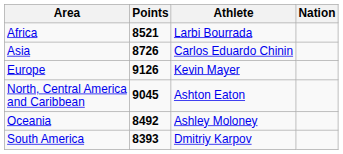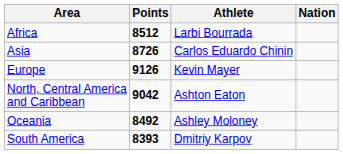(145, 32) 8521 -> (145, 32) 8512
(145, 95) 9045 -> (145, 95) 9042
